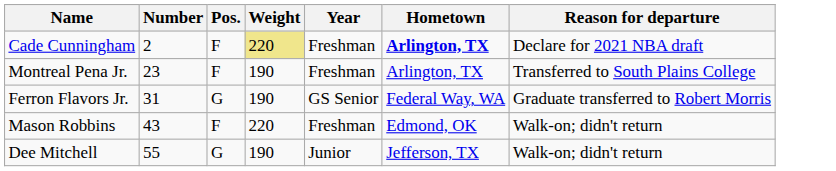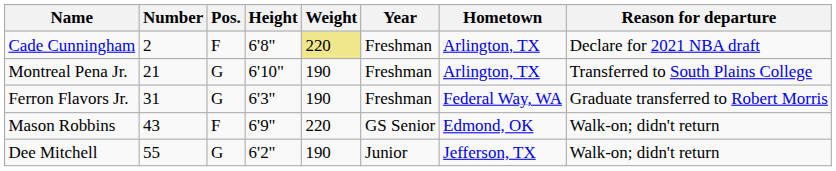+ column: (273, 17)
(437, 44) bold -> (491, 44) normal
(151, 71) 23 -> (151, 71) 21
(216, 71) F -> (217, 71) G
(343, 98) GS Senior -> (398, 98) Freshman
(342, 125) Freshman -> (400, 125) GS Senior
